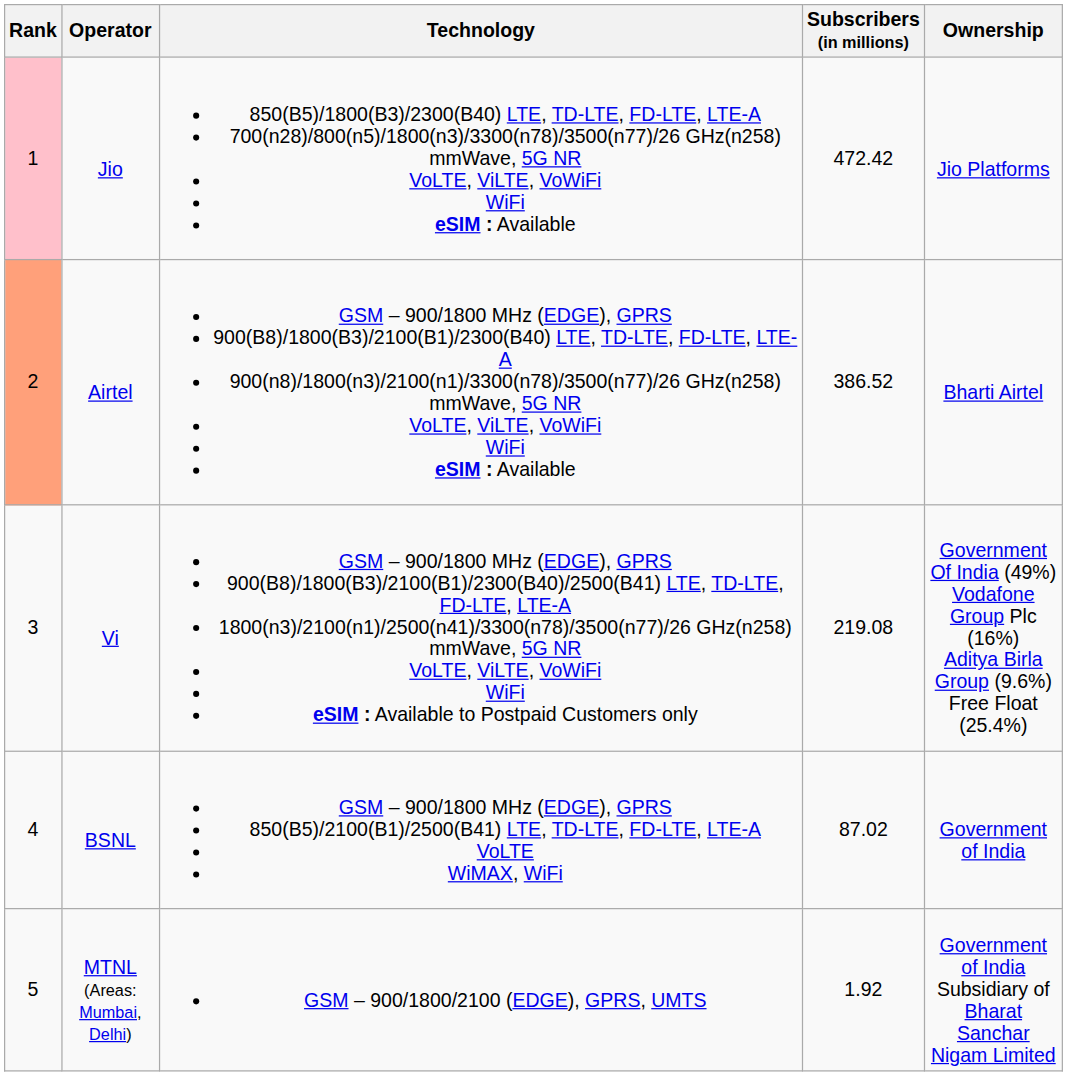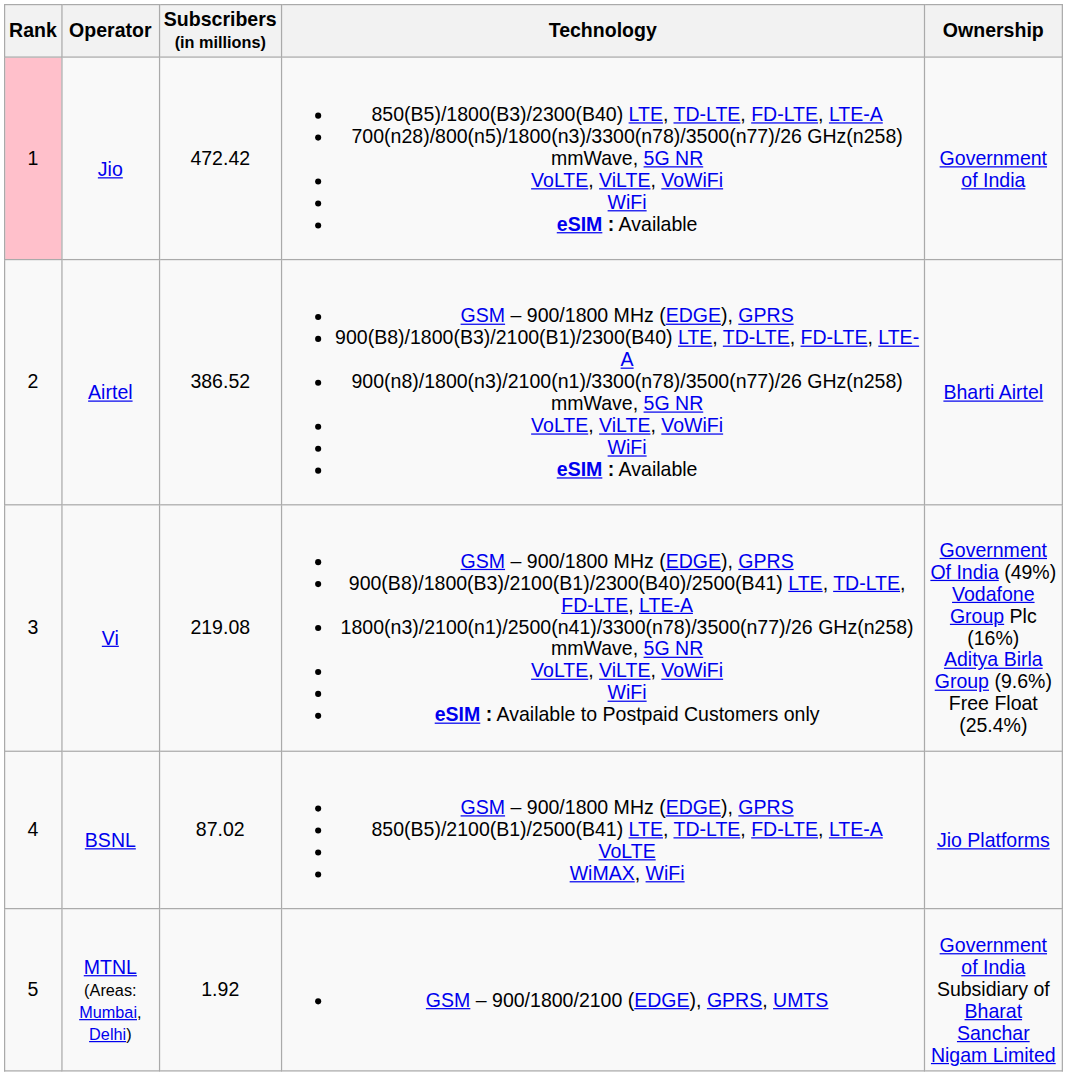columns swapped: (481, 30) <-> (863, 30)
(993, 169) Jio Platforms -> (993, 169) Government of India
(33, 382) lightsalmon background -> (33, 382) no background
(993, 840) Government of India -> (993, 840) Jio Platforms
